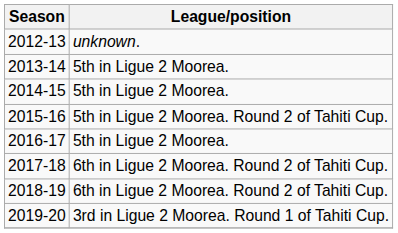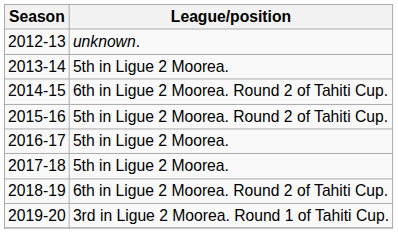(151, 91) 5th in Ligue 2 Moorea. -> (231, 91) 6th in Ligue 2 Moorea. Round 2 of Tahiti Cup.
(231, 166) 6th in Ligue 2 Moorea. Round 2 of Tahiti Cup. -> (151, 166) 5th in Ligue 2 Moorea.
